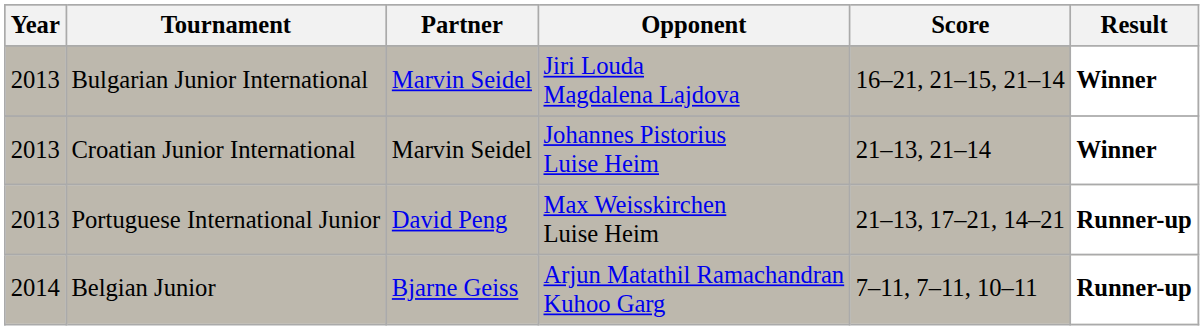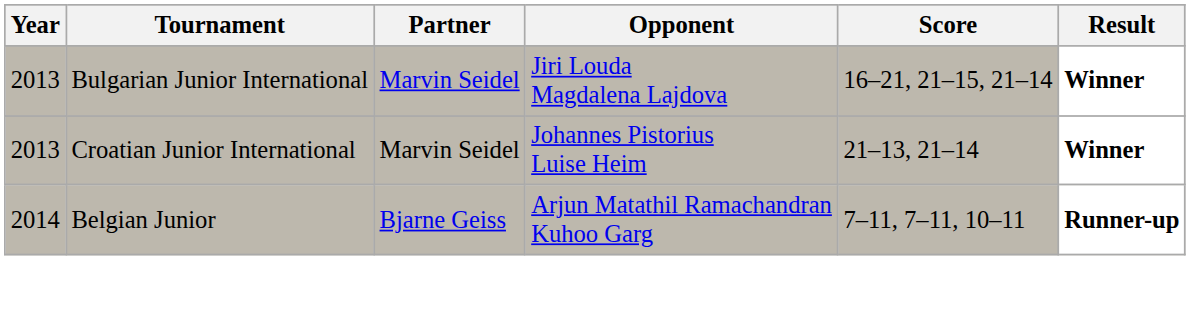- row: (226, 219)
